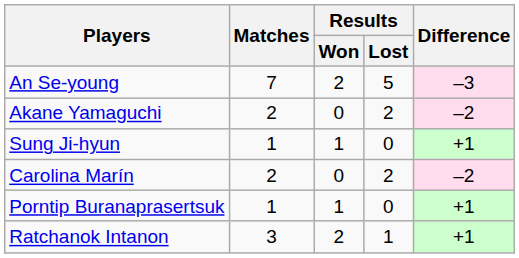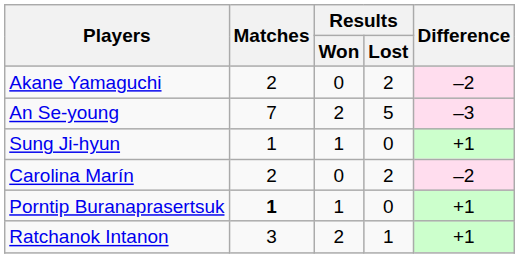rows swapped: (85, 113) <-> (64, 82)
(271, 206) normal -> (271, 206) bold
